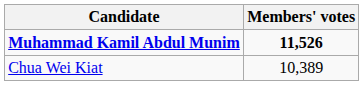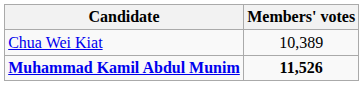rows swapped: (124, 42) <-> (55, 67)
